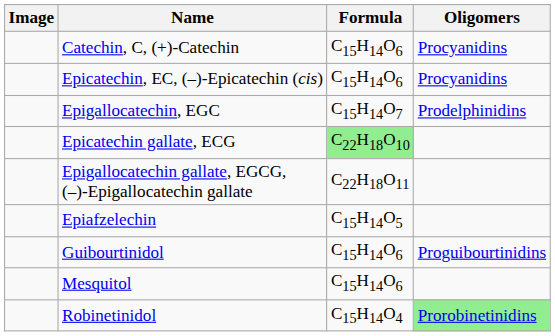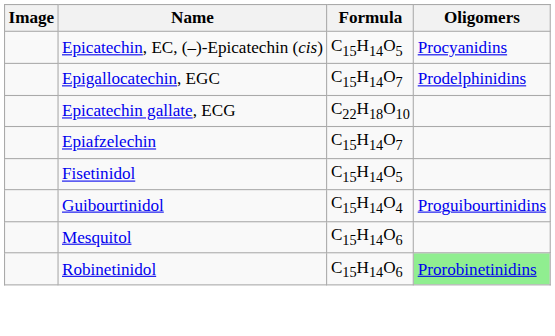- row: (151, 47)
(367, 79) C15H14O6 -> (367, 47) C15H14O5
(370, 142) lightgreen background -> (370, 110) no background
- row: (174, 181)
(367, 220) C15H14O5 -> (367, 142) C15H14O7
+ row: (99, 173)
(367, 252) C15H14O6 -> (367, 205) C15H14O4
(367, 315) C15H14O4 -> (367, 268) C15H14O6
